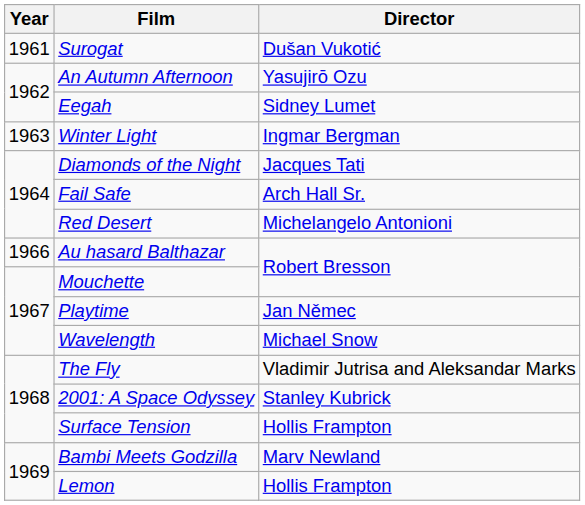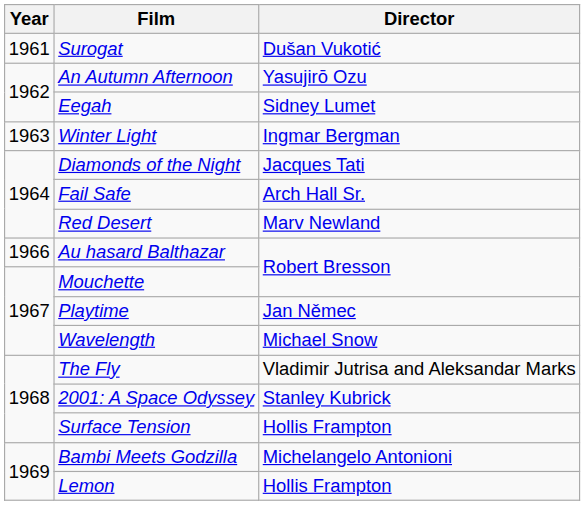(357, 223) Michelangelo Antonioni -> (322, 223) Marv Newland
(322, 456) Marv Newland -> (357, 456) Michelangelo Antonioni
